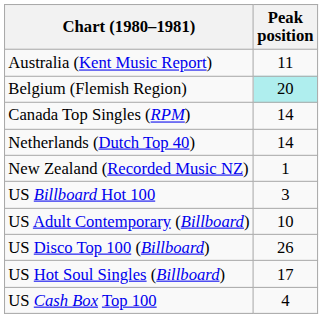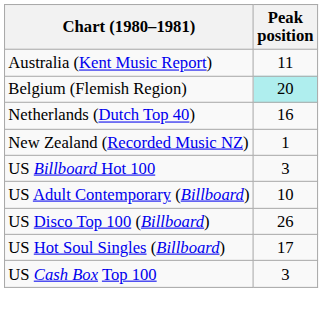- row: (99, 115)
(285, 141) 14 -> (285, 115) 16
(285, 300) 4 -> (285, 273) 3
